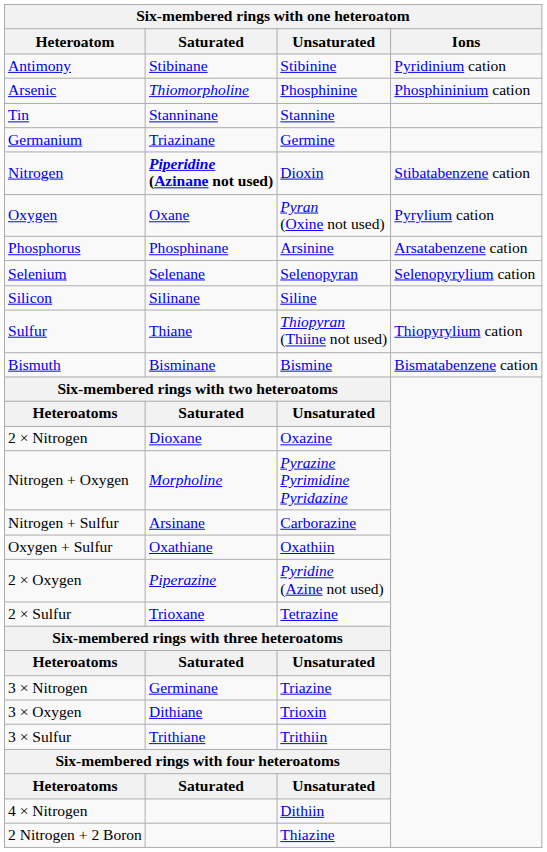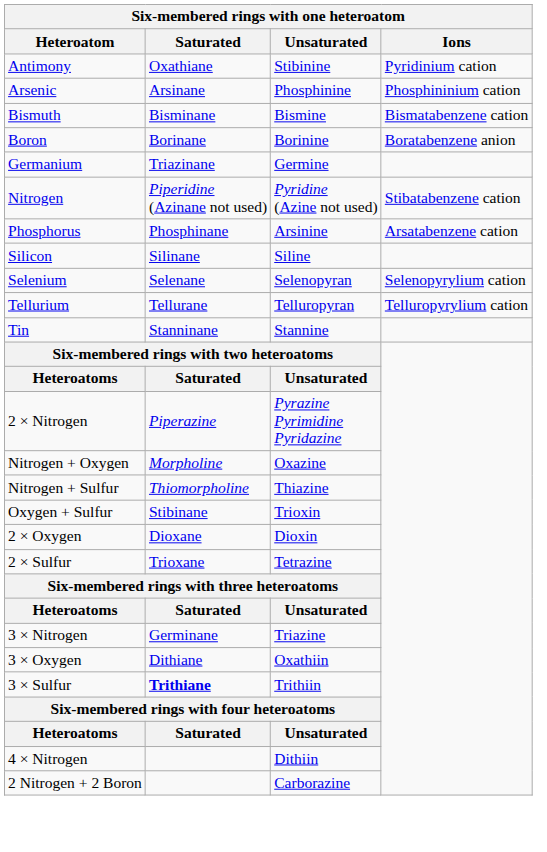(178, 66) Stibinane -> (181, 66) Oxathiane
(199, 90) Thiomorpholine -> (177, 90) Arsinane
rows swapped: (34, 364) <-> (19, 115)
+ row: (27, 139)
(211, 173) bold -> (208, 197) normal
(302, 173) Dioxin -> (326, 197) Pyridine (Azine not used)
- row: (33, 215)
rows swapped: (37, 273) <-> (30, 297)
- row: (27, 331)
+ row: (39, 305)
(175, 438) Dioxane -> (183, 420) Piperazine
(306, 438) Oxazine -> (309, 420) Pyrazine Pyrimidine Pyridazine
(315, 480) Pyrazine Pyrimidine Pyridazine -> (300, 463) Oxazine
(177, 522) Arsinane -> (199, 487) Thiomorpholine
(318, 522) Carborazine -> (301, 487) Thiazine
(181, 547) Oxathiane -> (178, 512) Stibinane
(307, 547) Oxathiin -> (297, 512) Trioxin
(183, 580) Piperazine -> (175, 536) Dioxane
(332, 580) Pyridine (Azine not used) -> (296, 536) Dioxin
(303, 712) Trioxin -> (301, 659) Oxathiin
(177, 736) normal -> (180, 684) bold
(307, 835) Thiazine -> (312, 782) Carborazine
